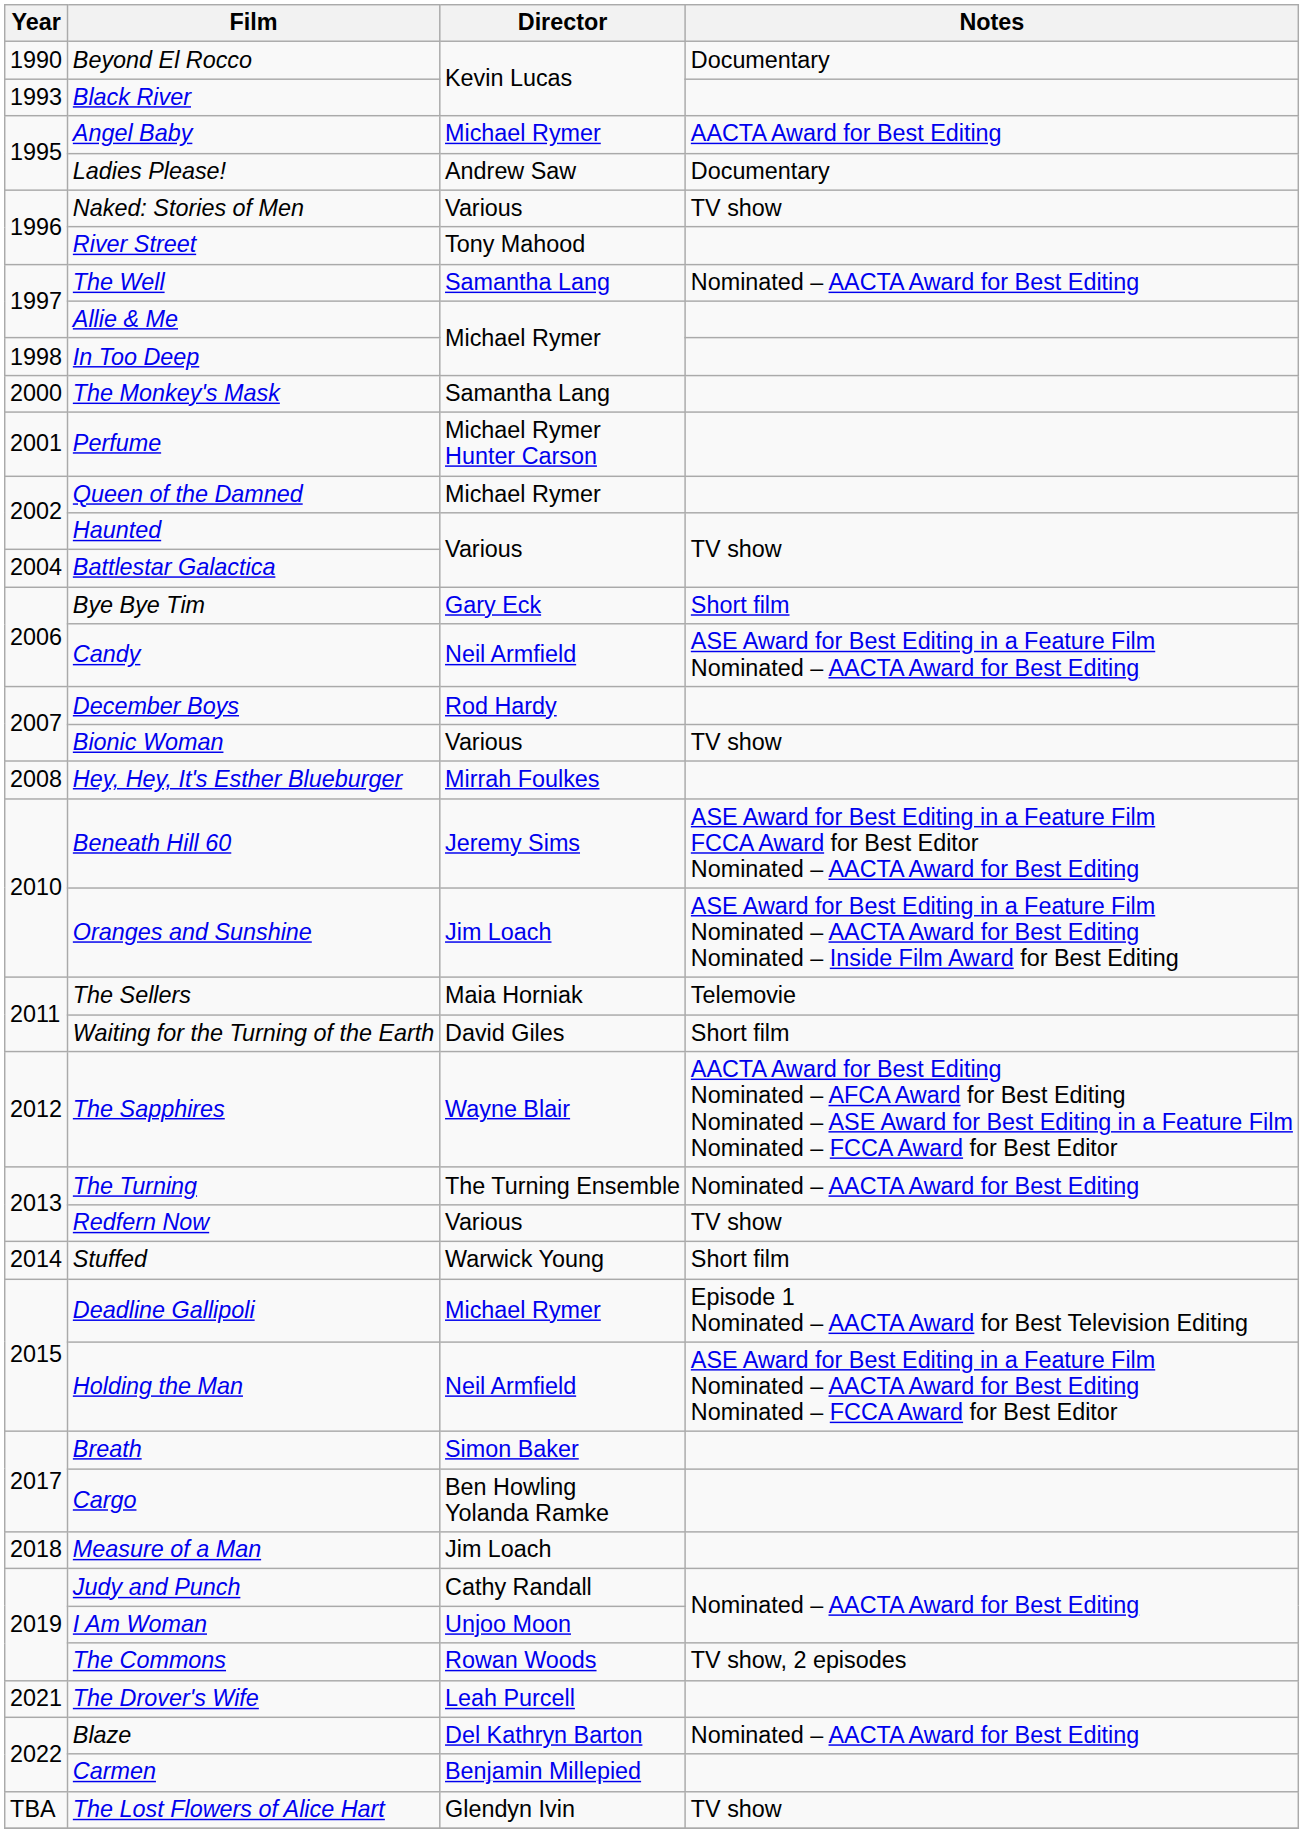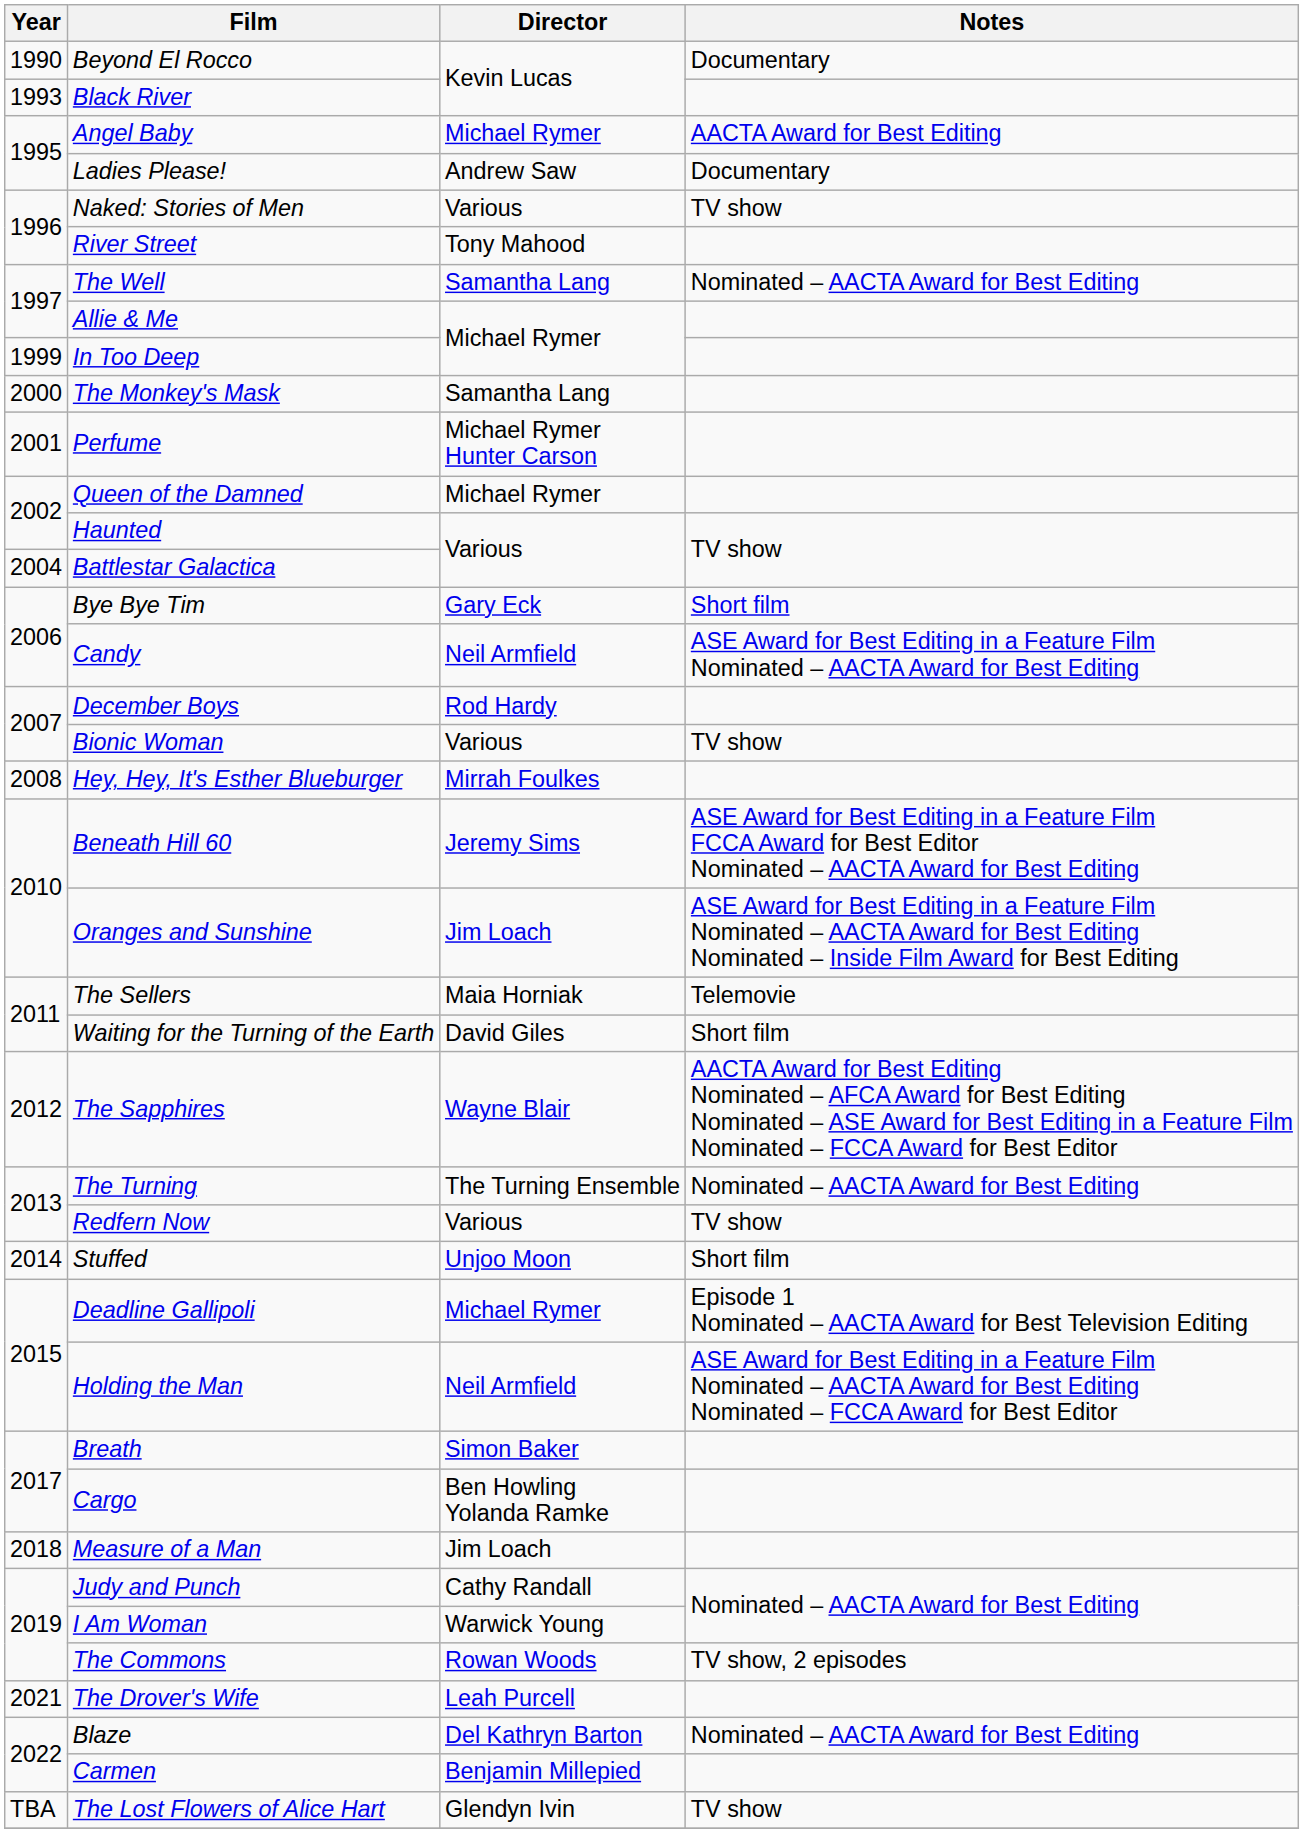(36, 356) 1998 -> (36, 356) 1999
(524, 1259) Warwick Young -> (508, 1259) Unjoo Moon
(508, 1624) Unjoo Moon -> (524, 1624) Warwick Young
